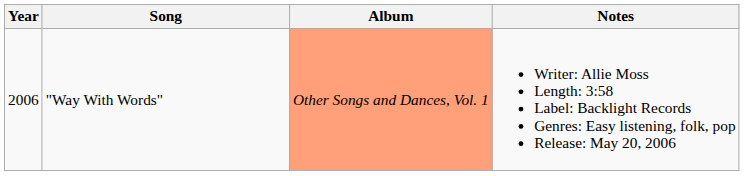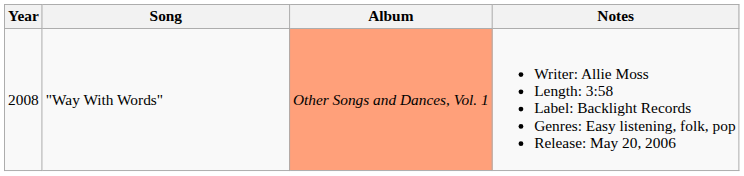(23, 99) 2006 -> (23, 99) 2008
